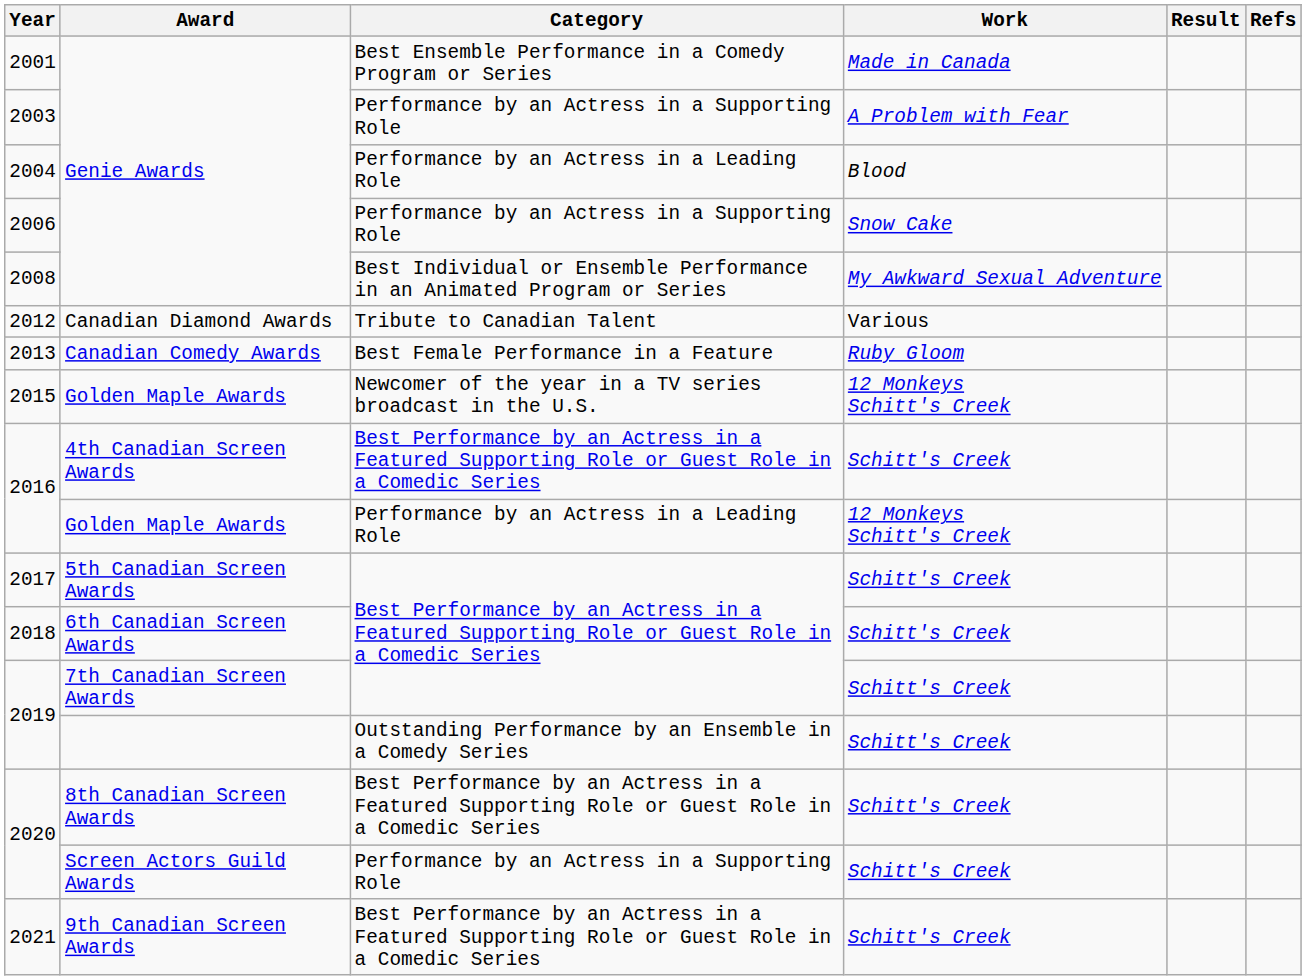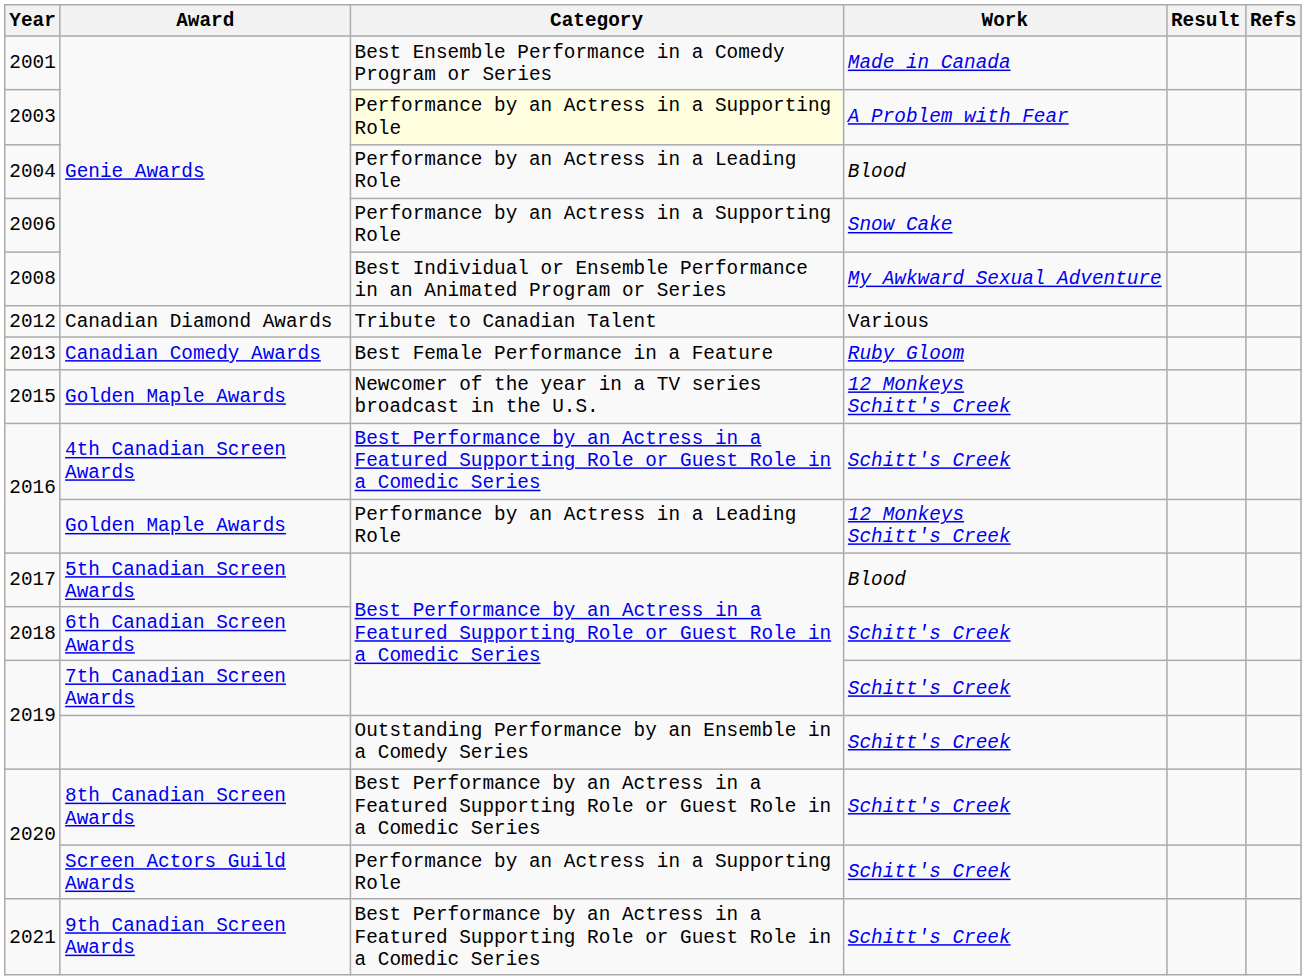(593, 117) no background -> (593, 117) lightyellow background
(929, 580) Schitt's Creek -> (877, 580) Blood
